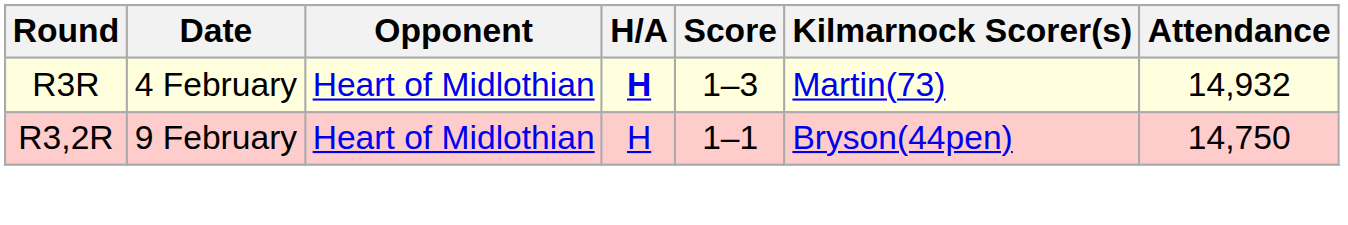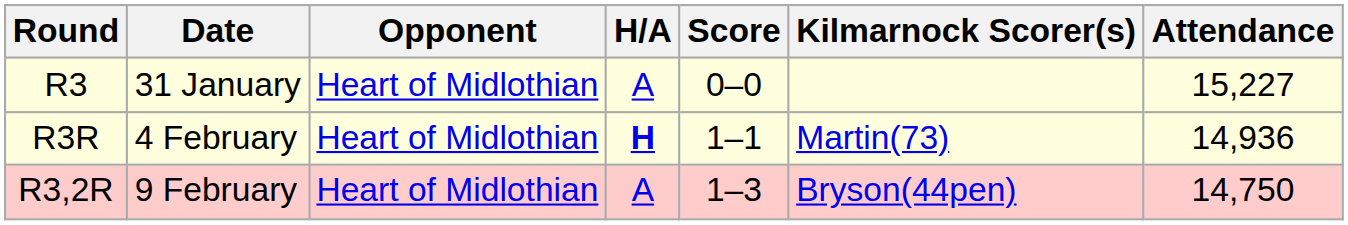+ row: (66, 84)
(730, 84) 1–3 -> (734, 137) 1–1
(1239, 84) 14,932 -> (1243, 137) 14,936
(639, 137) H -> (643, 191) A
(730, 137) 1–1 -> (734, 191) 1–3
